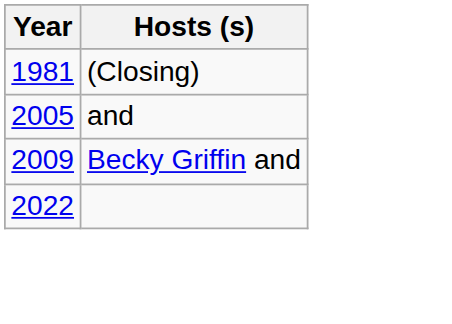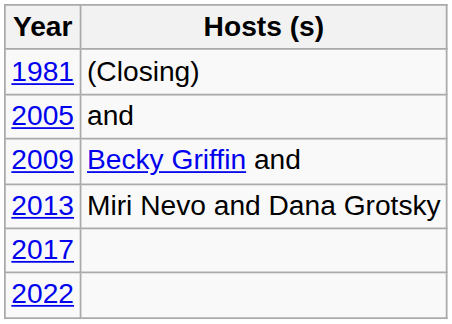+ row: (43, 205)
+ row: (43, 250)
